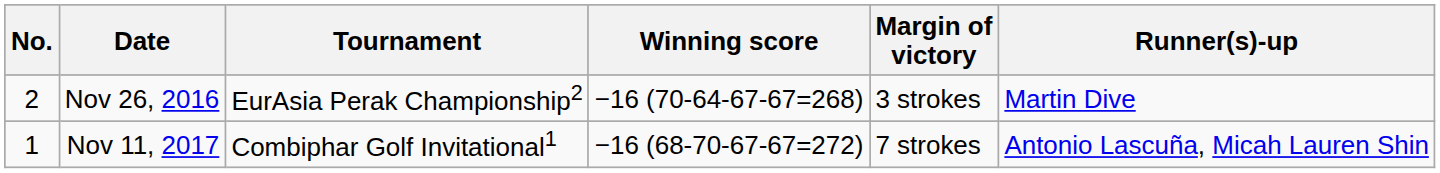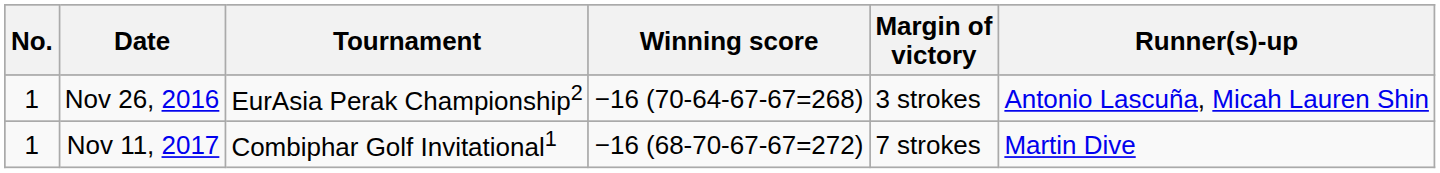(32, 98) 2 -> (32, 98) 1
(1070, 98) Martin Dive -> (1217, 98) Antonio Lascuña, Micah Lauren Shin
(1217, 145) Antonio Lascuña, Micah Lauren Shin -> (1070, 145) Martin Dive
